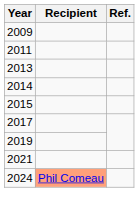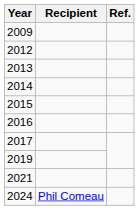- row: (19, 50)
+ row: (20, 50)
+ row: (20, 123)
(71, 178) lightsalmon background -> (71, 196) no background
